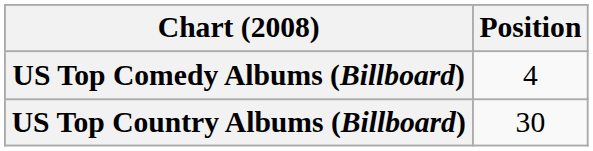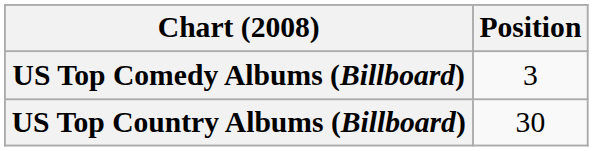(530, 74) 4 -> (530, 74) 3
